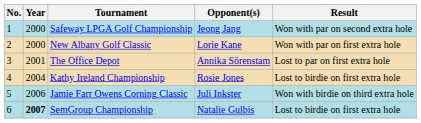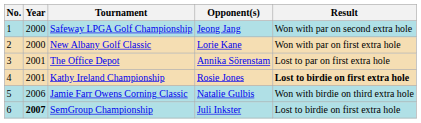(36, 77) 2004 -> (36, 77) 2001
(338, 77) normal -> (342, 77) bold
(219, 94) Juli Inkster -> (226, 94) Natalie Gulbis
(226, 110) Natalie Gulbis -> (219, 110) Juli Inkster
